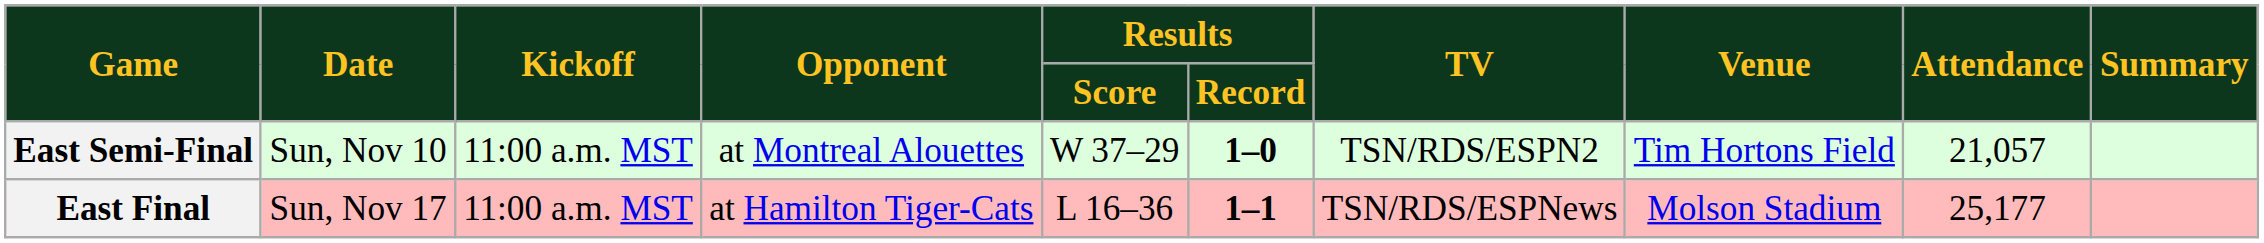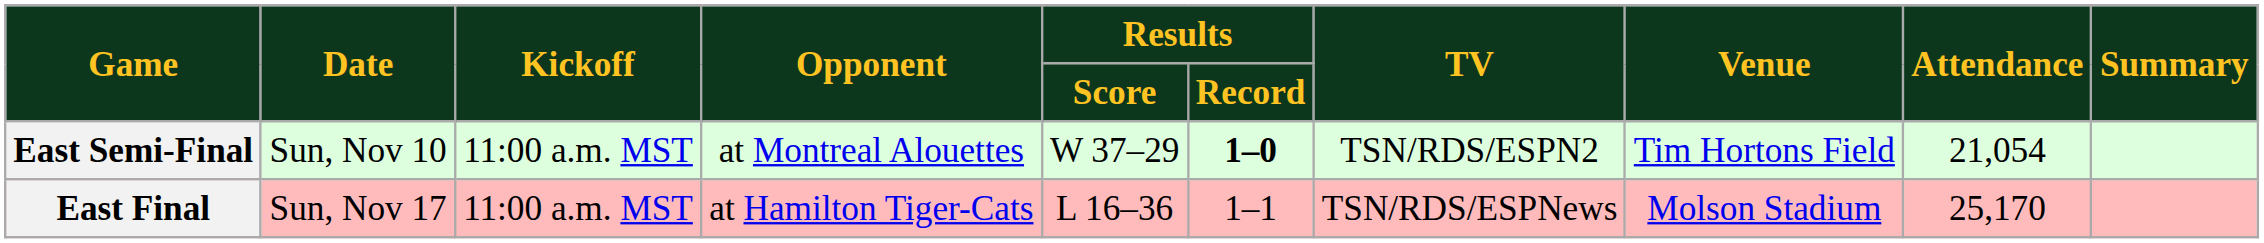(1997, 150) 21,057 -> (1997, 150) 21,054
(1251, 208) bold -> (1251, 208) normal
(1997, 208) 25,177 -> (1997, 208) 25,170
